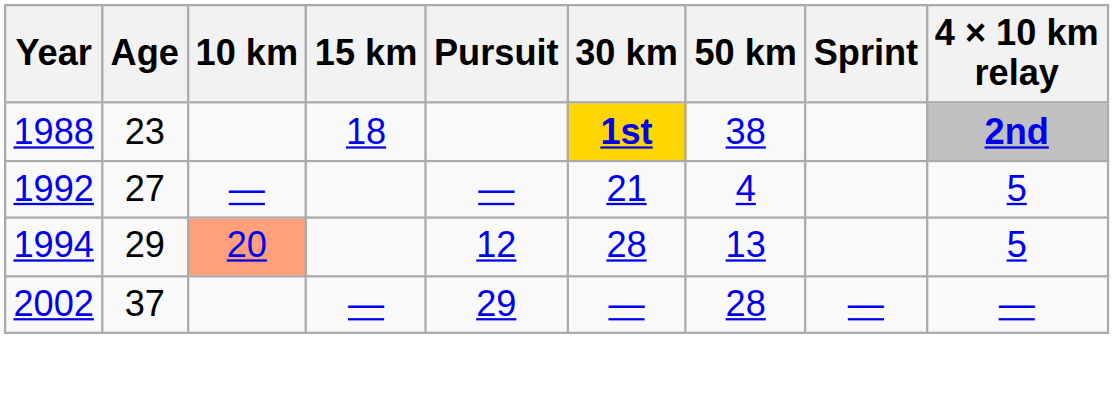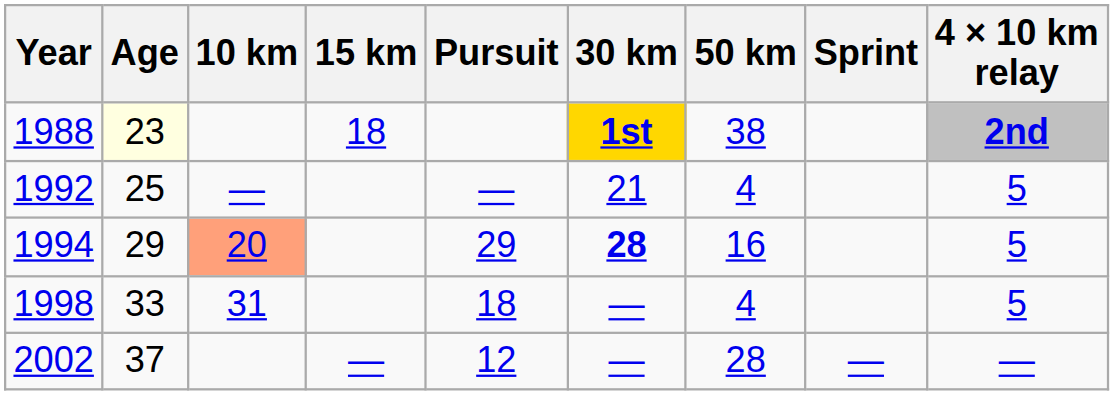(145, 131) no background -> (145, 131) lightyellow background
(145, 188) 27 -> (145, 188) 25
(496, 245) 12 -> (496, 245) 29
(627, 245) normal -> (627, 245) bold
(746, 245) 13 -> (746, 245) 16
+ row: (54, 303)
(496, 303) 29 -> (496, 360) 12
